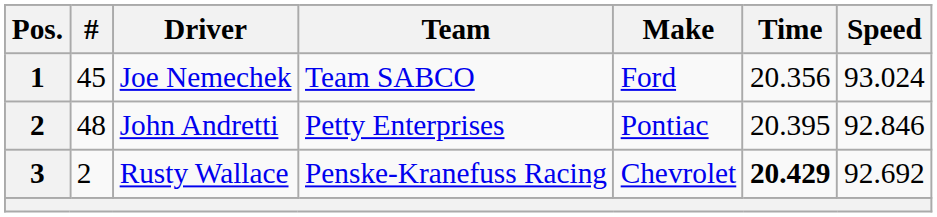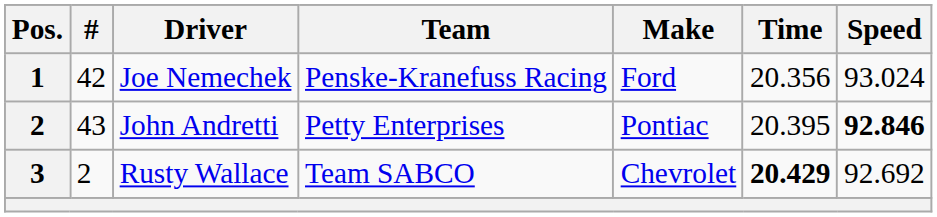(91, 77) 45 -> (91, 77) 42
(390, 77) Team SABCO -> (456, 77) Penske-Kranefuss Racing
(91, 125) 48 -> (91, 125) 43
(884, 125) normal -> (884, 125) bold
(456, 173) Penske-Kranefuss Racing -> (390, 173) Team SABCO
